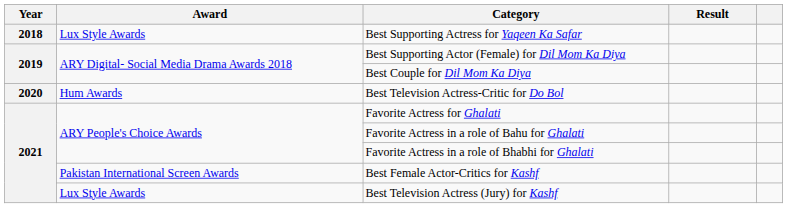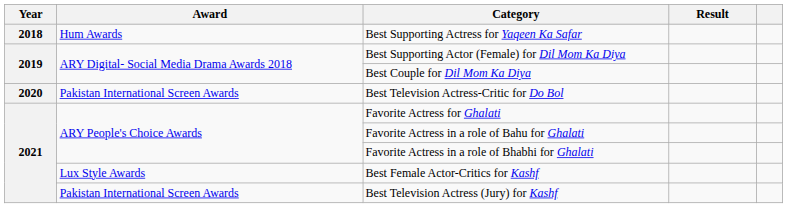(102, 34) Lux Style Awards -> (91, 34) Hum Awards
(91, 93) Hum Awards -> (149, 93) Pakistan International Screen Awards
(149, 172) Pakistan International Screen Awards -> (102, 172) Lux Style Awards
(102, 192) Lux Style Awards -> (149, 192) Pakistan International Screen Awards
